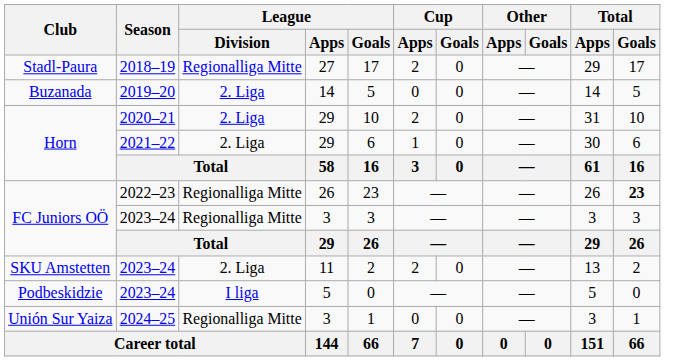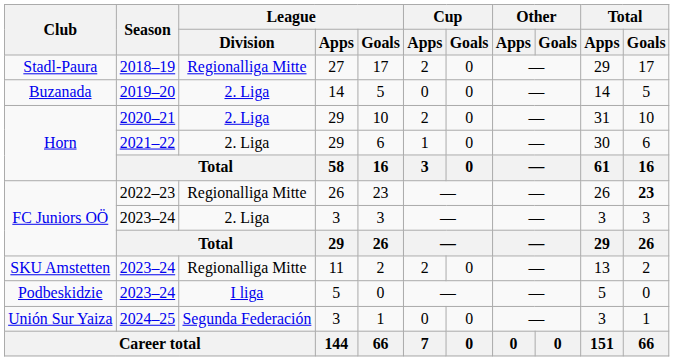(242, 218) Regionalliga Mitte -> (247, 218) 2. Liga
(242, 268) 2. Liga -> (247, 268) Regionalliga Mitte
(242, 318) Regionalliga Mitte -> (247, 318) Segunda Federación
